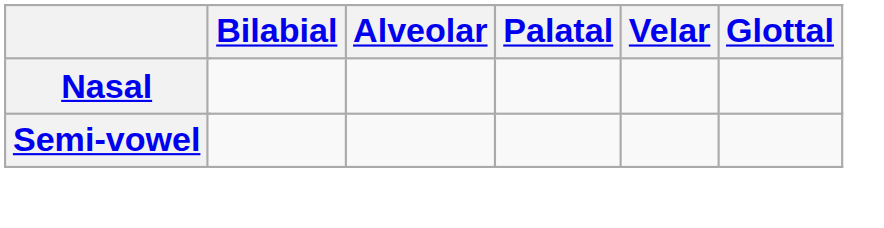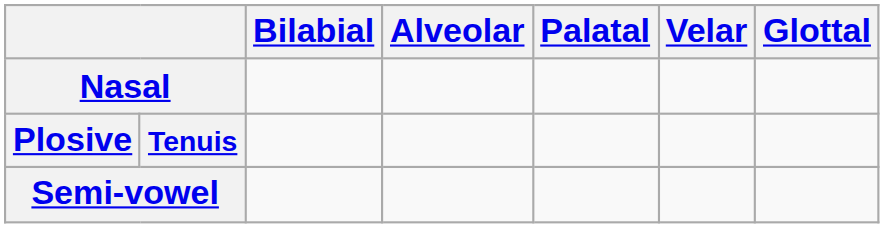+ row: (73, 139)
